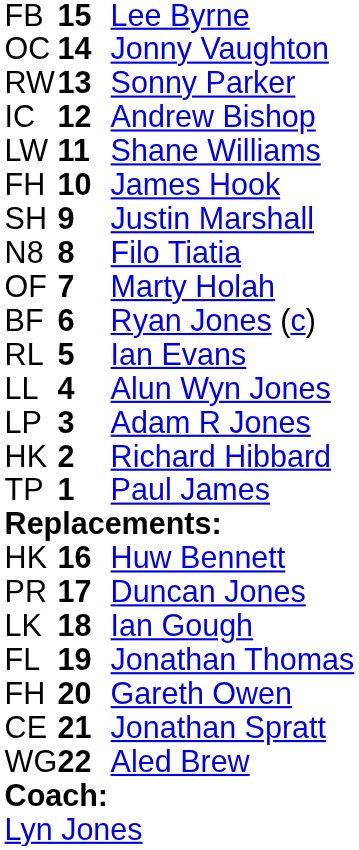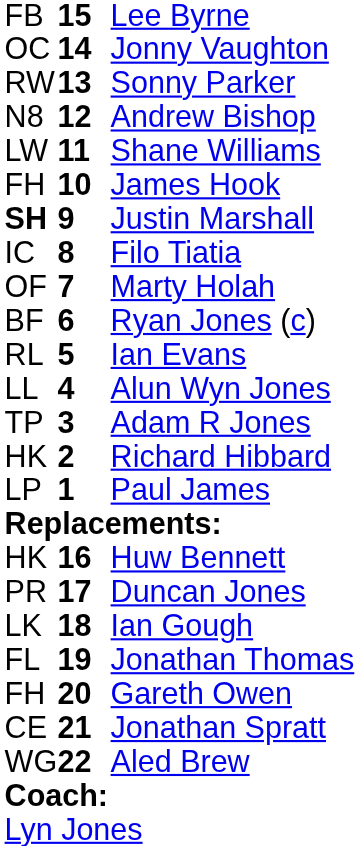(20, 117) IC -> (24, 117) N8
(26, 218) normal -> (26, 218) bold
(24, 252) N8 -> (20, 252) IC
(23, 422) LP -> (24, 422) TP
(24, 490) TP -> (23, 490) LP
